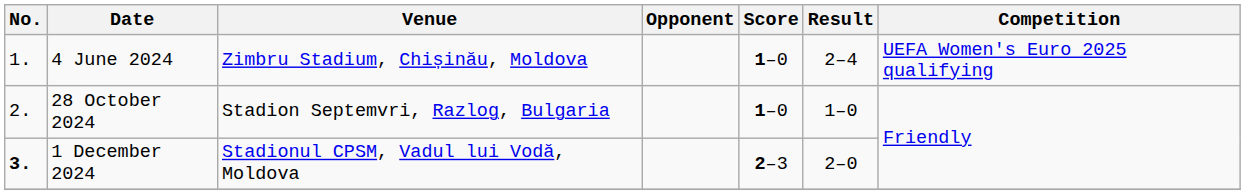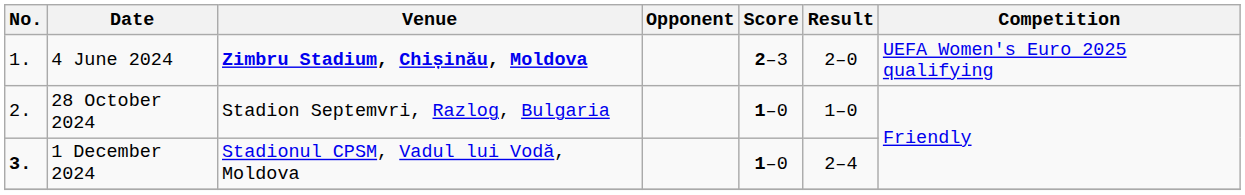(405, 60) normal -> (405, 60) bold
(771, 60) 1–0 -> (771, 60) 2–3
(841, 60) 2–4 -> (841, 60) 2–0
(771, 163) 2–3 -> (771, 163) 1–0
(841, 163) 2–0 -> (841, 163) 2–4
